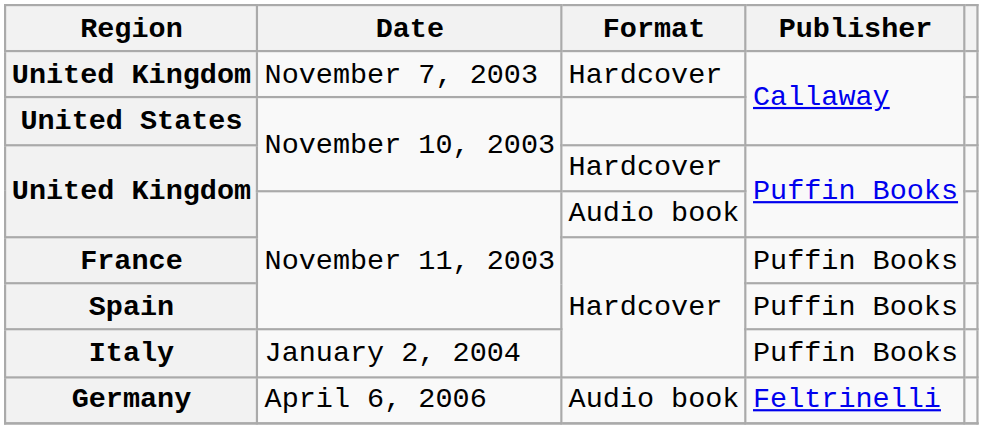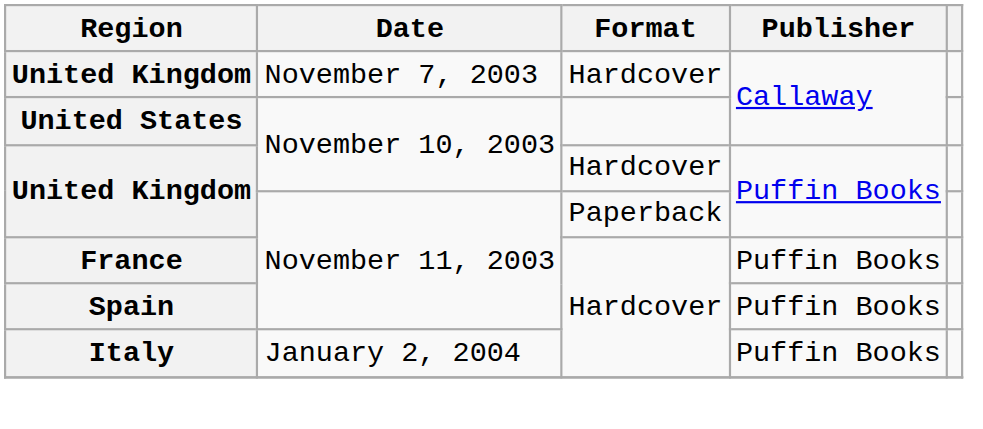(654, 214) Audio book -> (645, 214) Paperback
- row: (131, 400)
